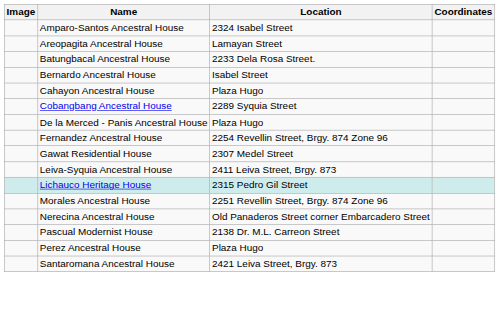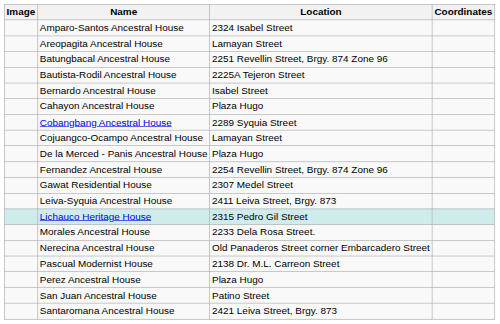(264, 59) 2233 Dela Rosa Street. -> (300, 59) 2251 Revellin Street, Brgy. 874 Zone 96
+ row: (108, 75)
+ row: (121, 138)
(300, 201) 2251 Revellin Street, Brgy. 874 Zone 96 -> (264, 232) 2233 Dela Rosa Street.
+ row: (98, 295)
